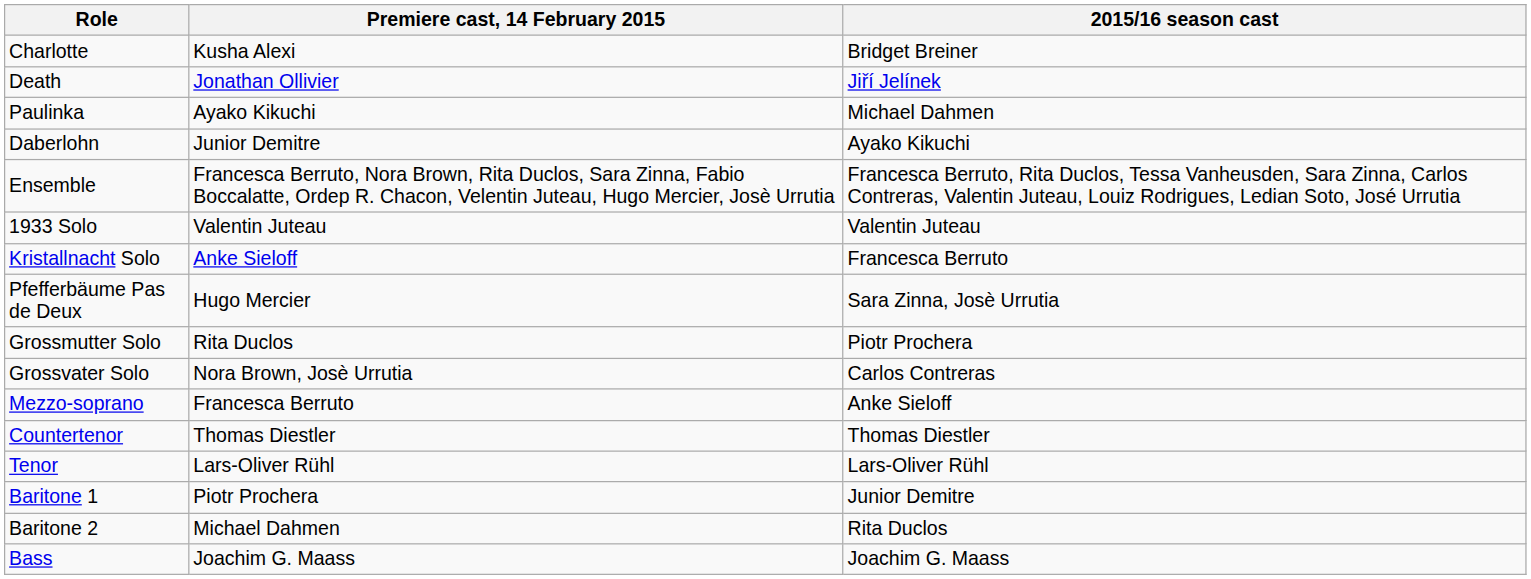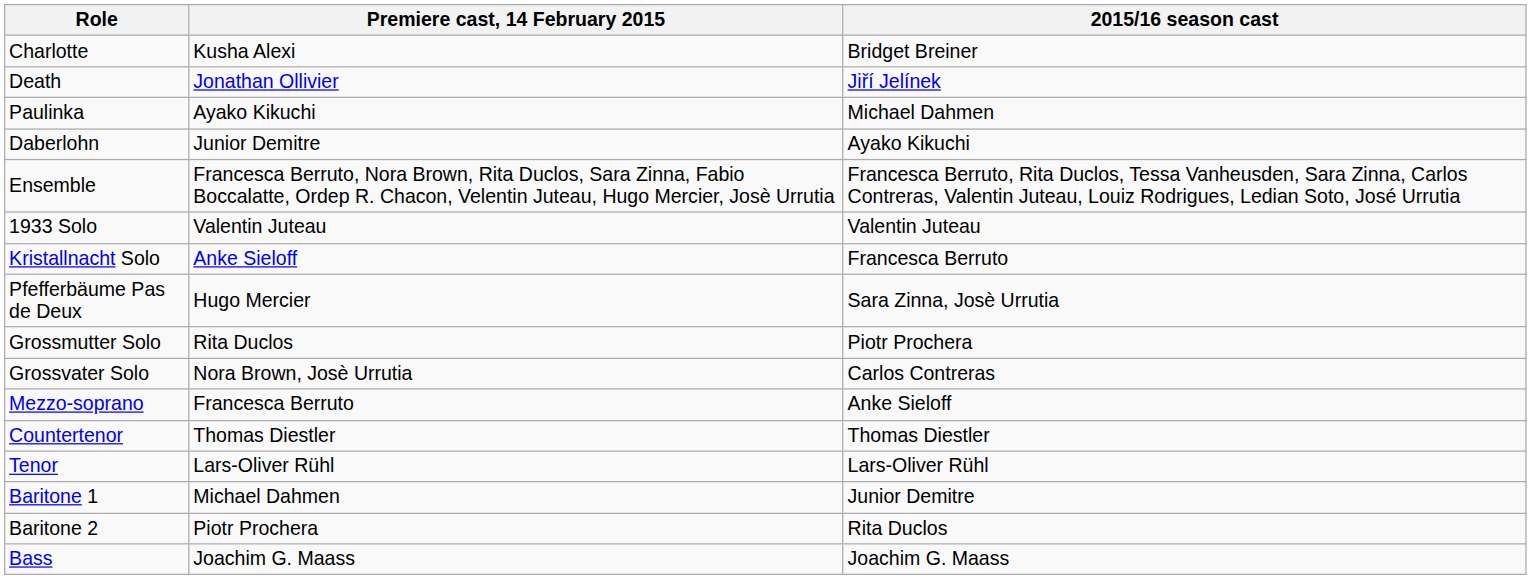(256, 497) Piotr Prochera -> (267, 497) Michael Dahmen
(267, 528) Michael Dahmen -> (256, 528) Piotr Prochera
